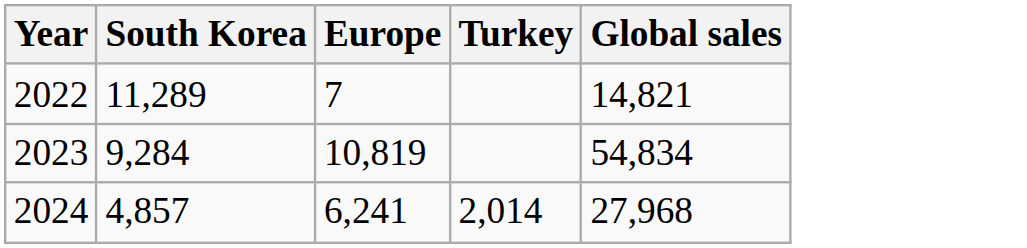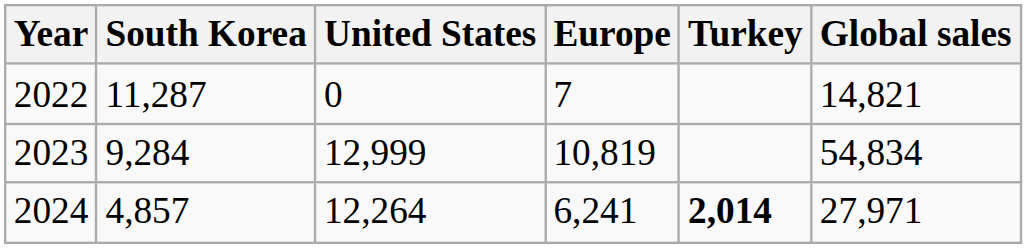+ column: (430, 34)
(156, 93) 11,289 -> (156, 93) 11,287
(501, 211) normal -> (730, 211) bold
(642, 211) 27,968 -> (871, 211) 27,971
